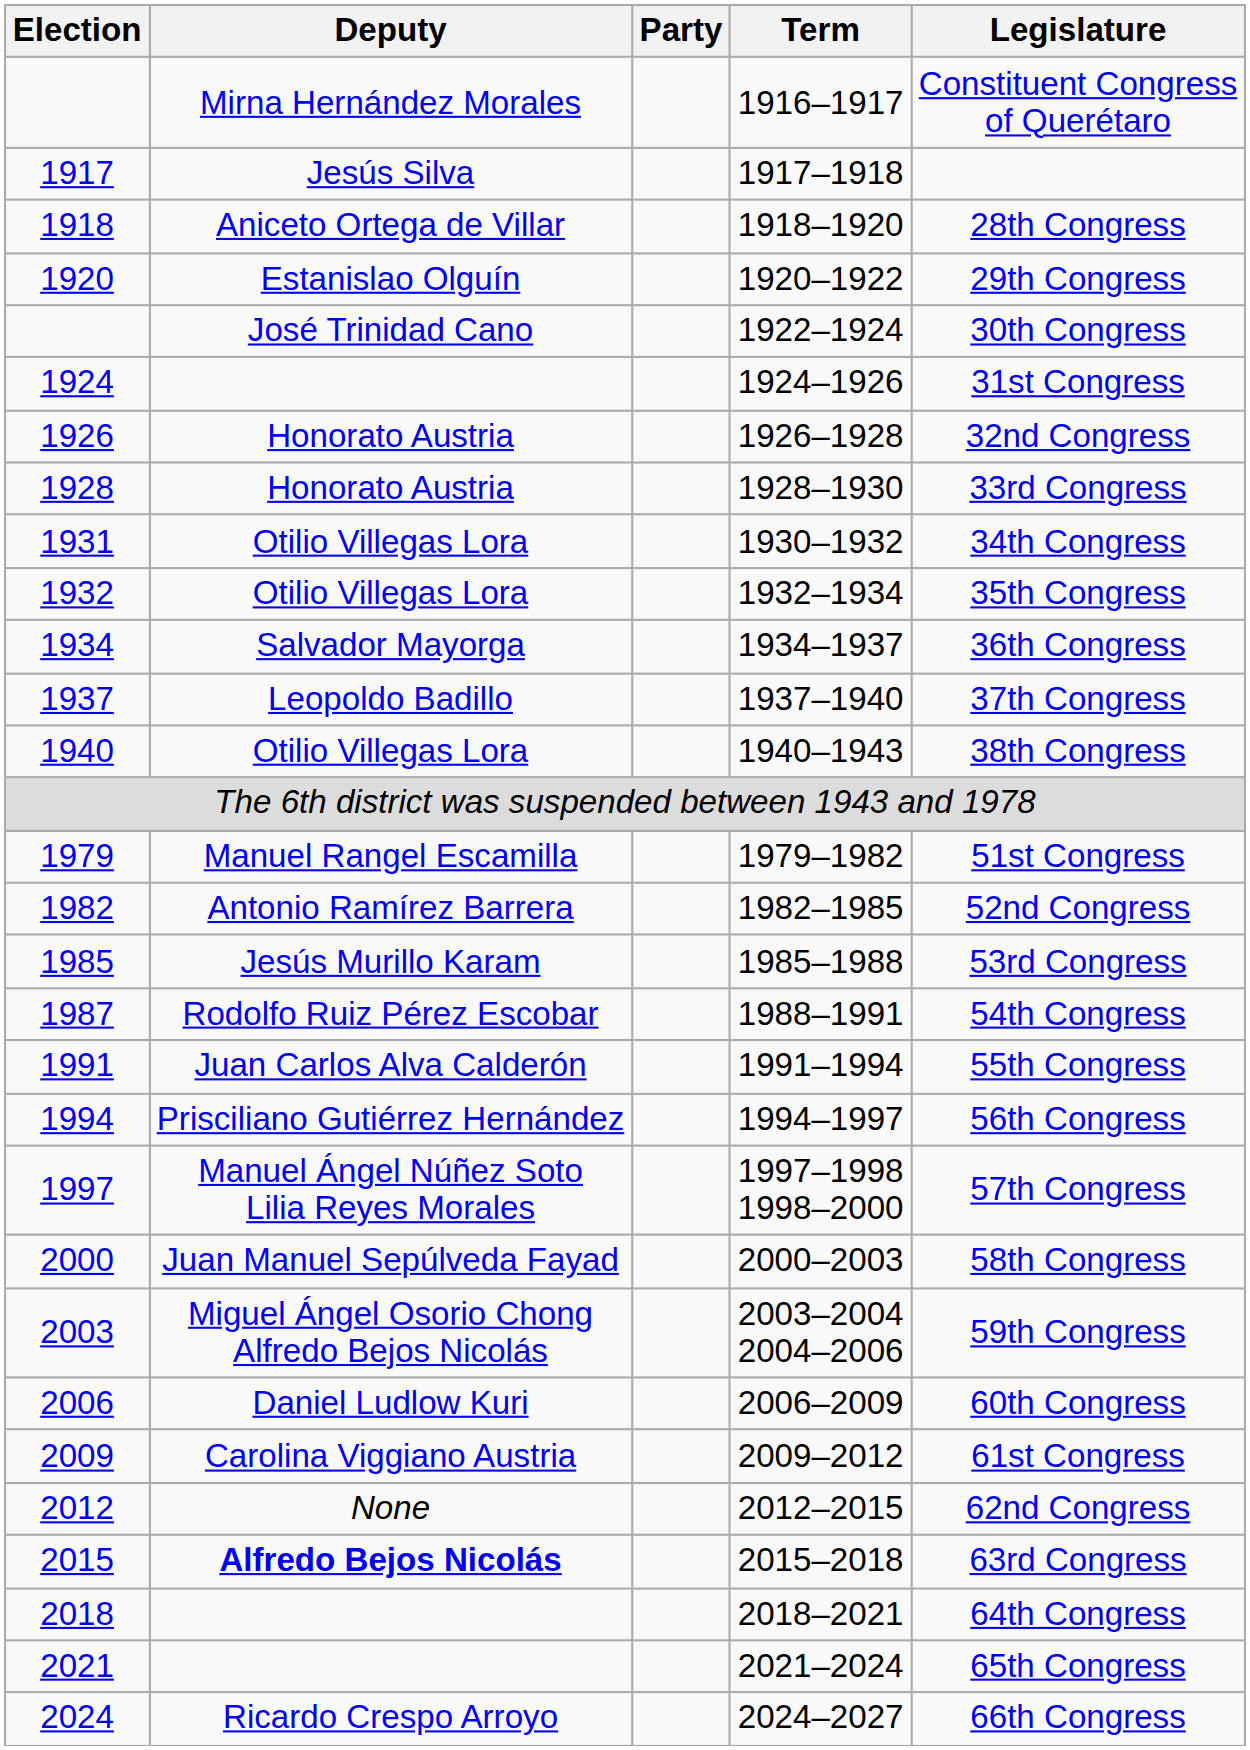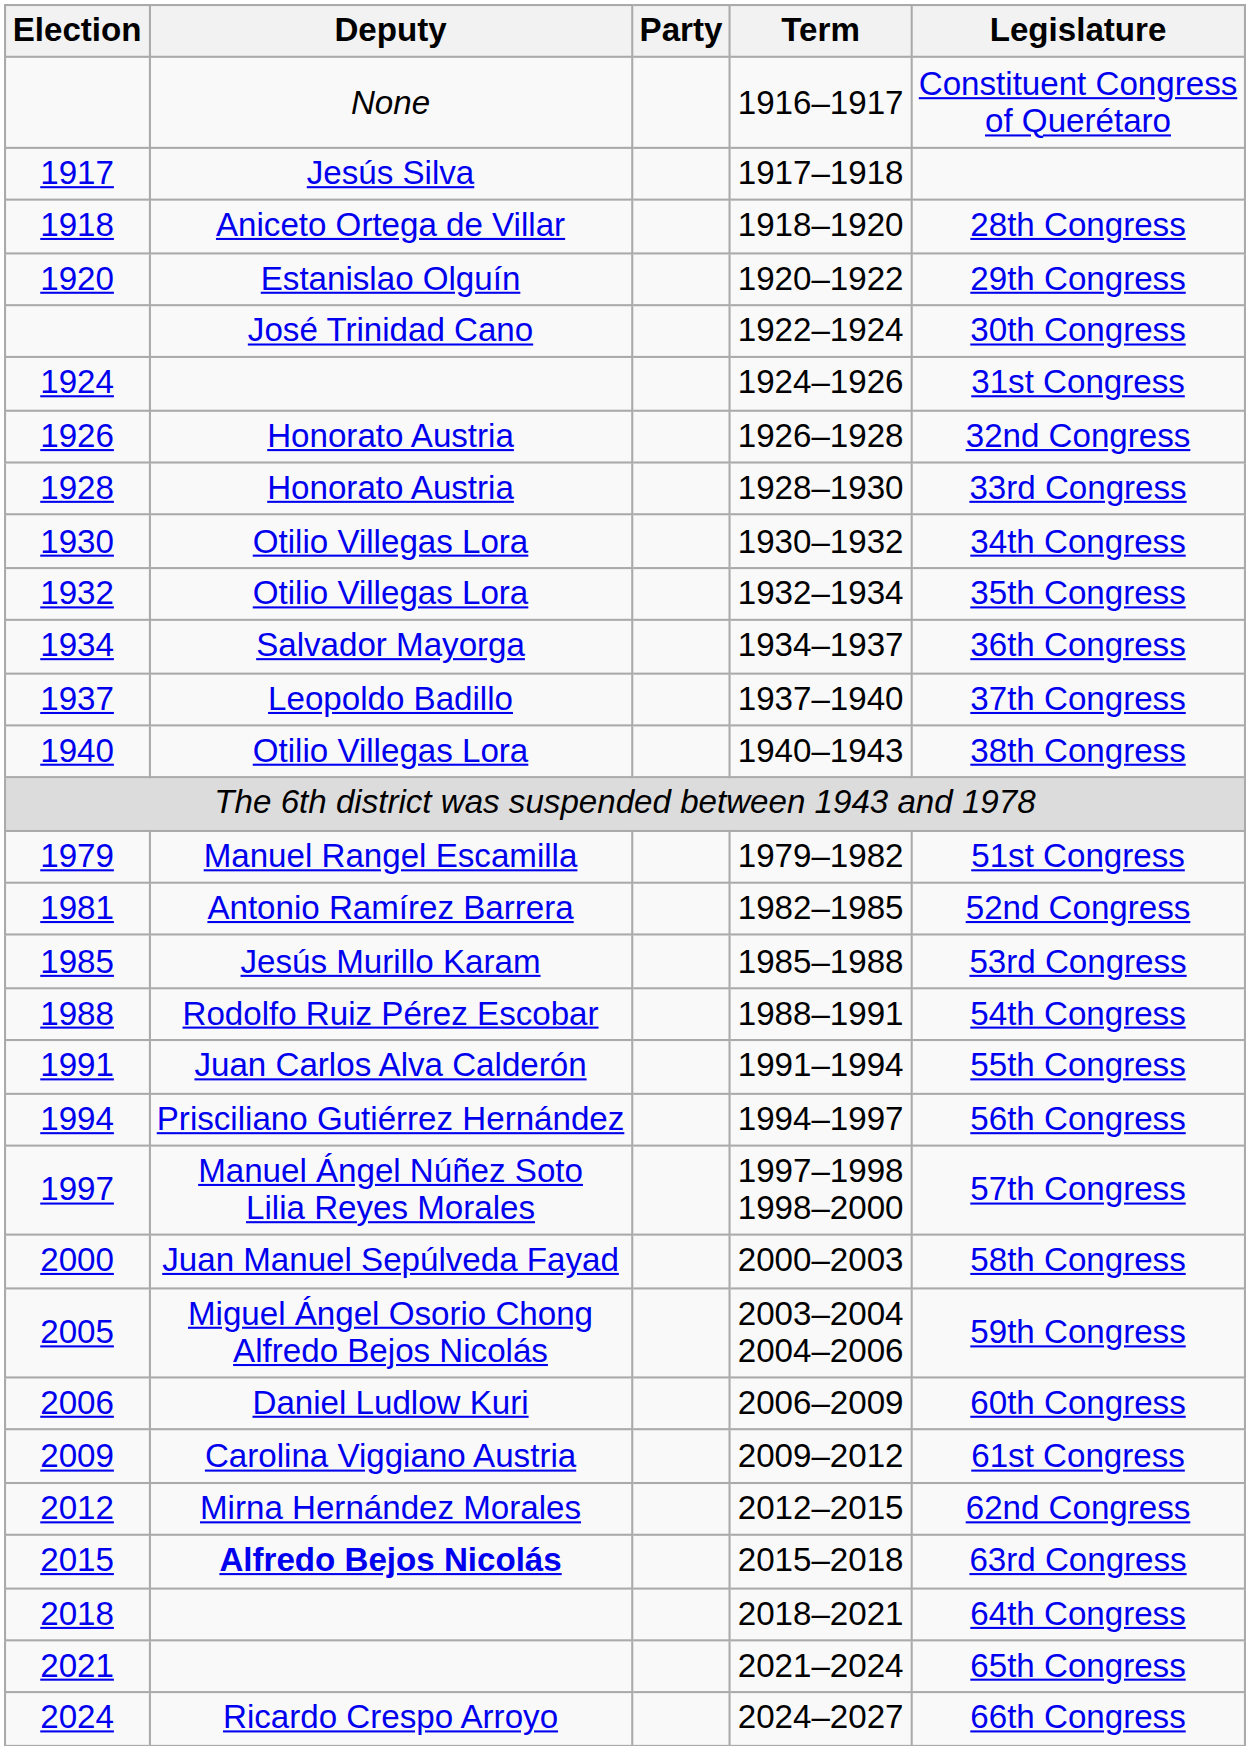(391, 101) Mirna Hernández Morales -> (391, 101) None
(77, 540) 1931 -> (77, 540) 1930
(77, 908) 1982 -> (77, 908) 1981
(77, 1013) 1987 -> (77, 1013) 1988
(77, 1332) 2003 -> (77, 1332) 2005
(391, 1508) None -> (391, 1508) Mirna Hernández Morales
